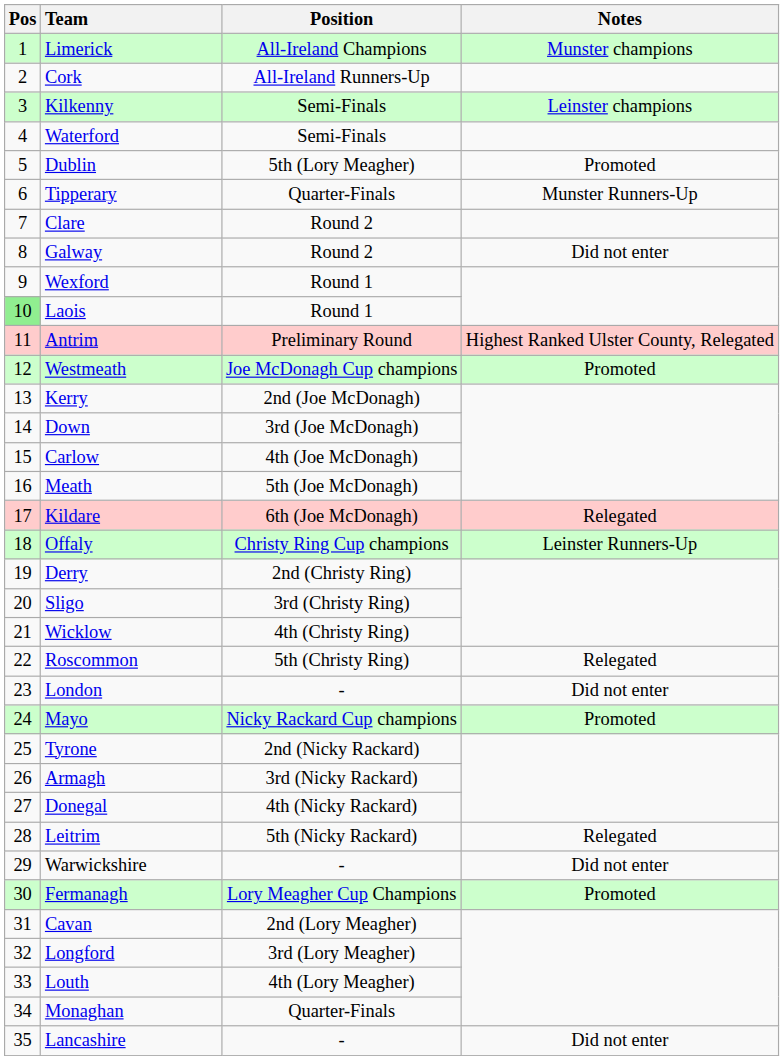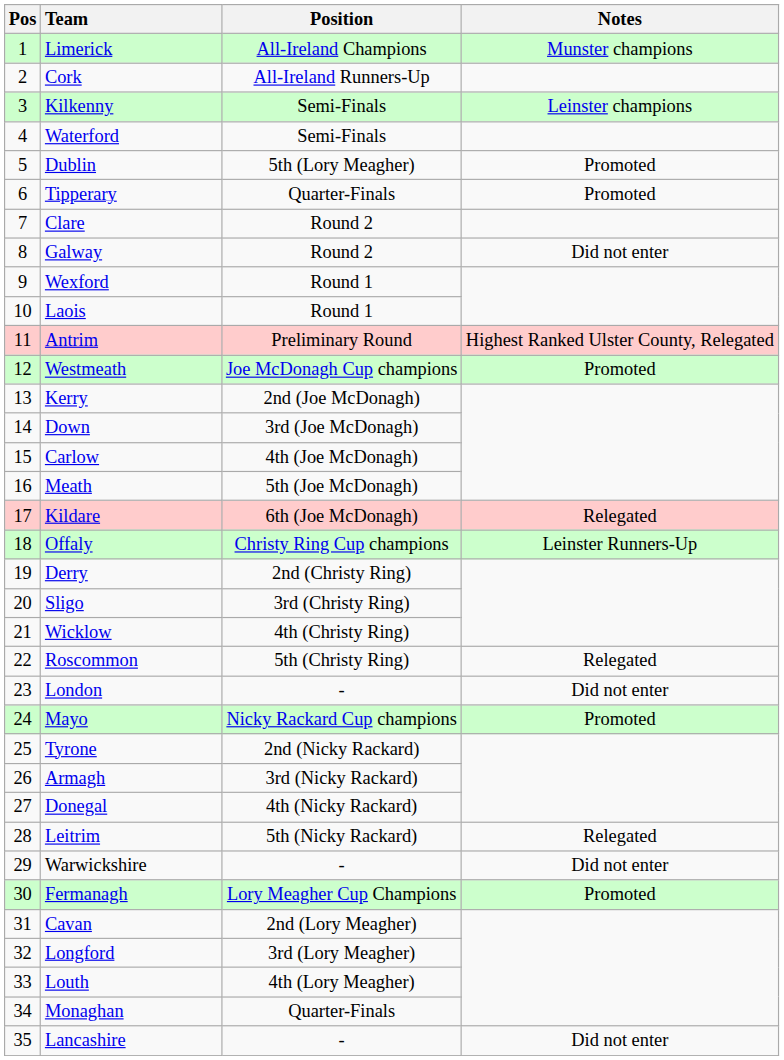(620, 194) Munster Runners-Up -> (620, 194) Promoted
(23, 310) lightgreen background -> (23, 310) no background
